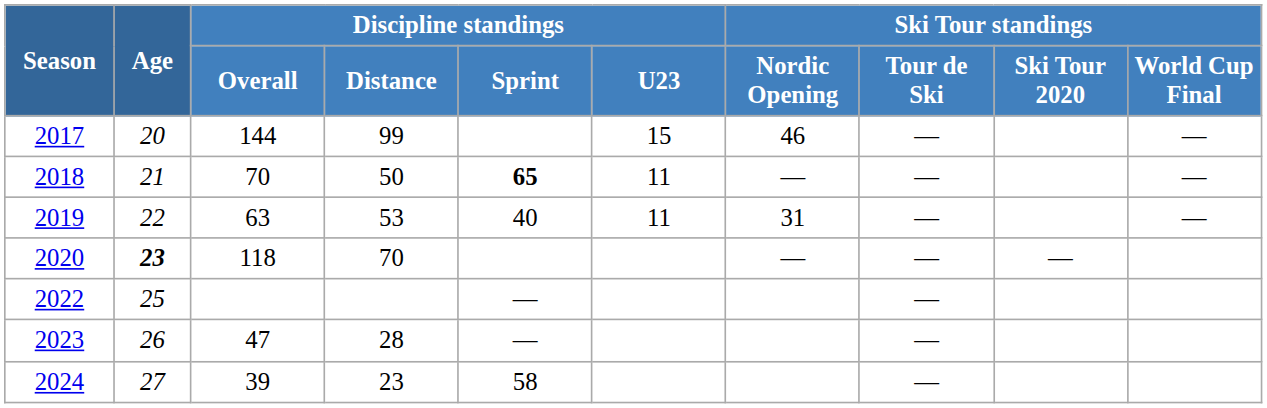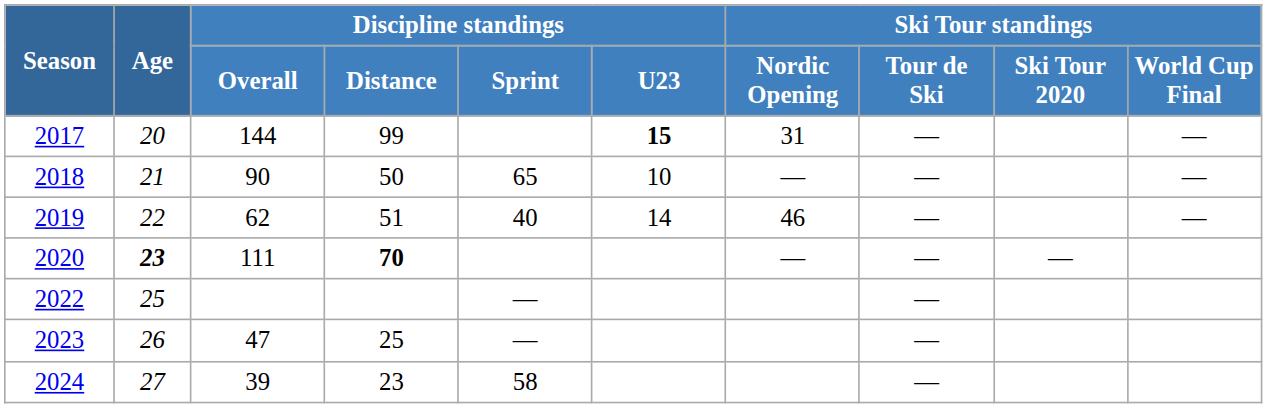(659, 136) normal -> (659, 136) bold
(793, 136) 46 -> (793, 136) 31
(258, 177) 70 -> (258, 177) 90
(525, 177) bold -> (525, 177) normal
(659, 177) 11 -> (659, 177) 10
(258, 217) 63 -> (258, 217) 62
(391, 217) 53 -> (391, 217) 51
(659, 217) 11 -> (659, 217) 14
(793, 217) 31 -> (793, 217) 46
(258, 258) 118 -> (258, 258) 111
(391, 258) normal -> (391, 258) bold
(391, 340) 28 -> (391, 340) 25
